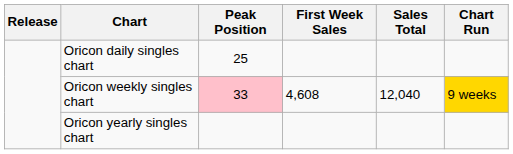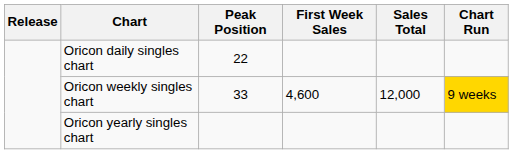(241, 58) 25 -> (241, 58) 22
(241, 94) pink background -> (241, 94) no background
(302, 94) 4,608 -> (302, 94) 4,600
(400, 94) 12,040 -> (400, 94) 12,000
